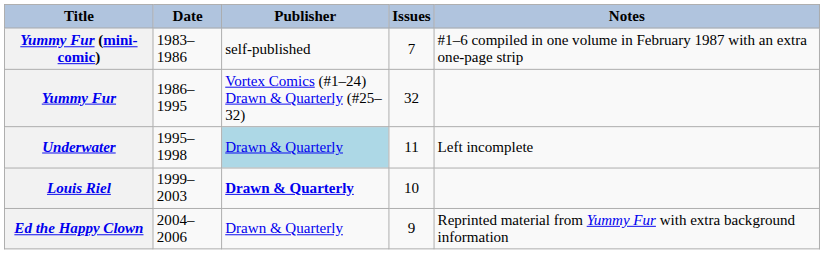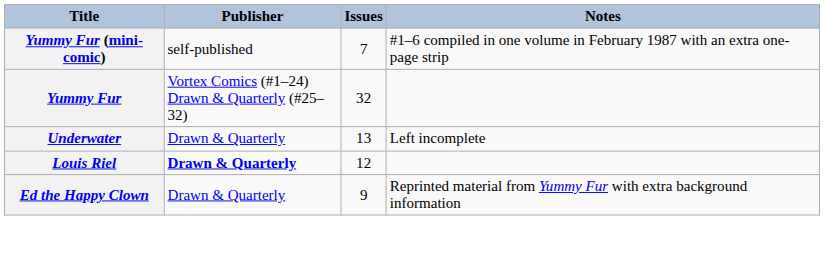- column: (188, 16)
(284, 147) lightblue background -> (226, 138) no background
(411, 147) 11 -> (364, 138) 13
(411, 187) 10 -> (364, 162) 12
